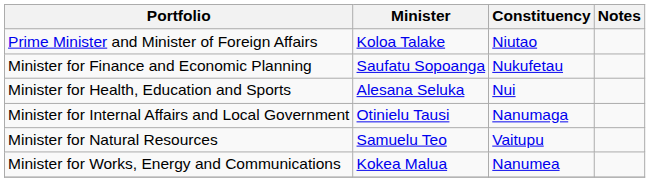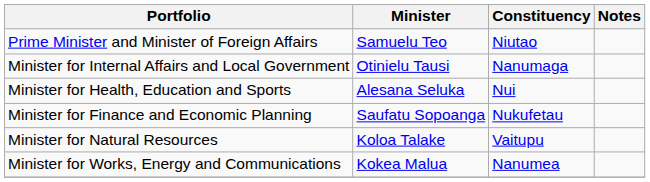(401, 41) Koloa Talake -> (402, 41) Samuelu Teo
rows swapped: (160, 66) <-> (179, 115)
(402, 139) Samuelu Teo -> (401, 139) Koloa Talake
